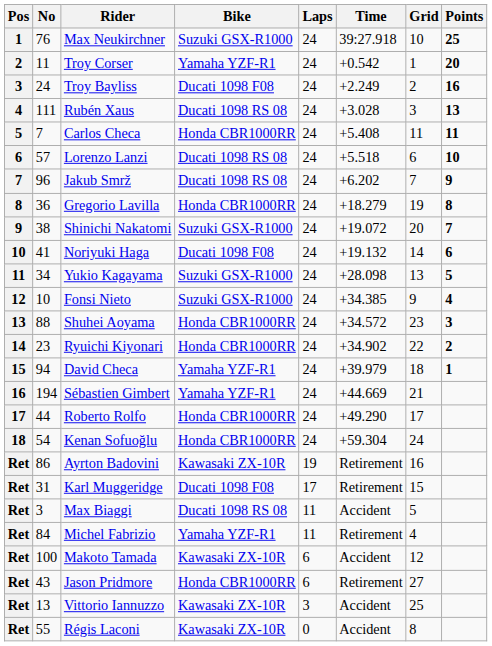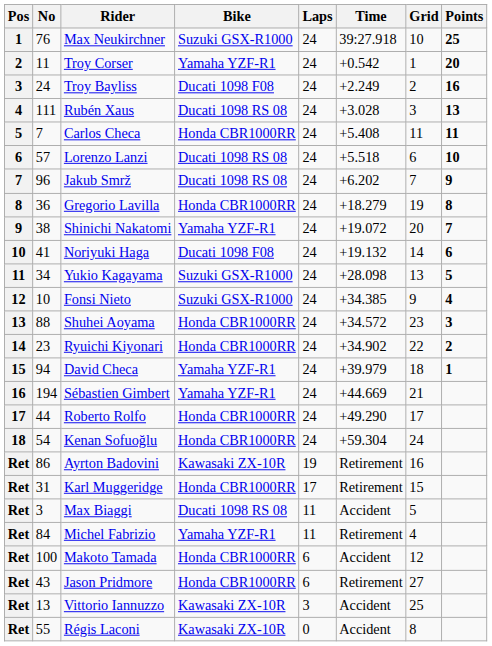(235, 228) Suzuki GSX-R1000 -> (227, 228) Yamaha YZF-R1
(226, 487) Ducati 1098 F08 -> (237, 487) Honda CBR1000RR
(232, 558) Kawasaki ZX-10R -> (237, 558) Honda CBR1000RR
